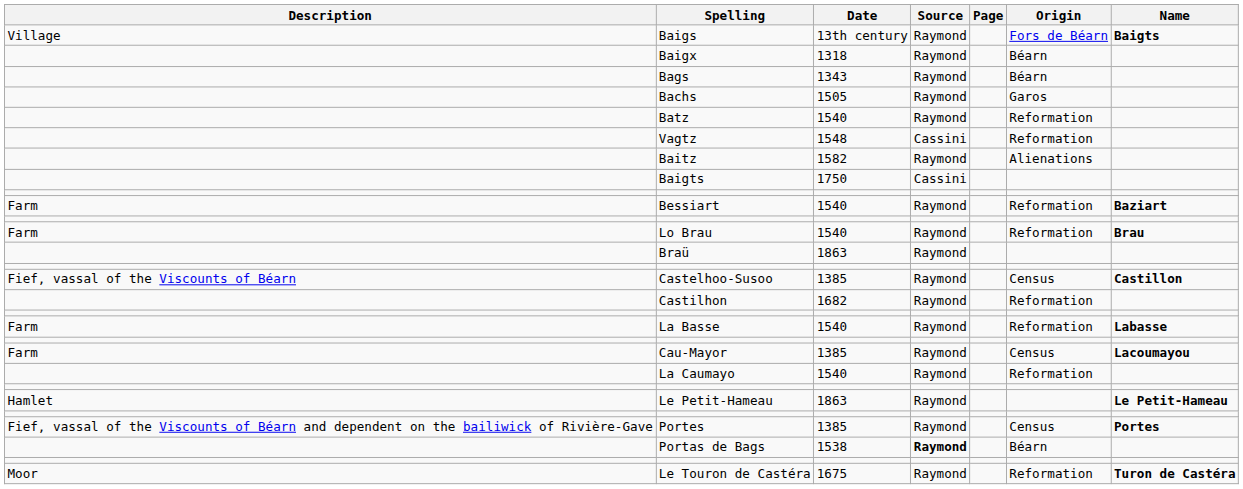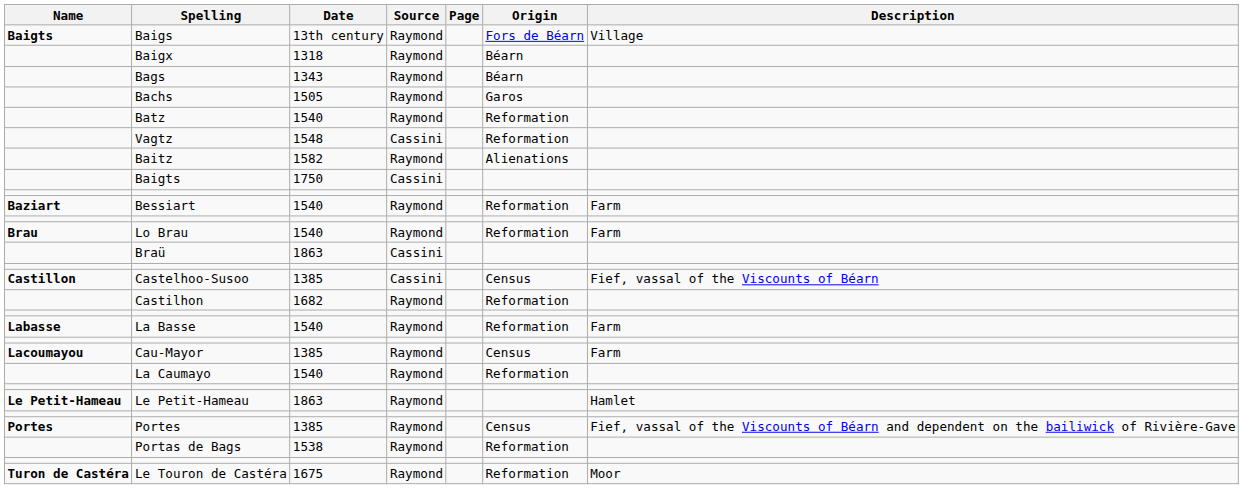columns swapped: (1175, 15) <-> (330, 15)
(940, 253) Raymond -> (417, 253) Cassini
(940, 279) Raymond -> (417, 279) Cassini
(940, 447) bold -> (417, 447) normal
(1028, 447) Béarn -> (527, 447) Reformation
